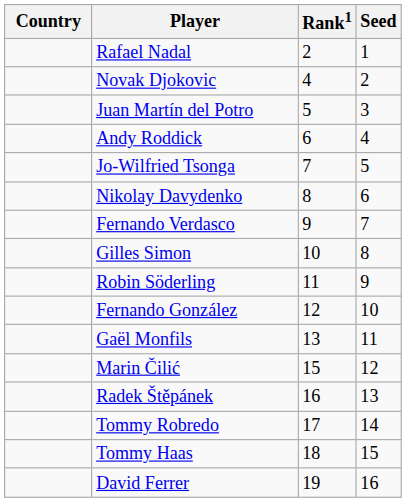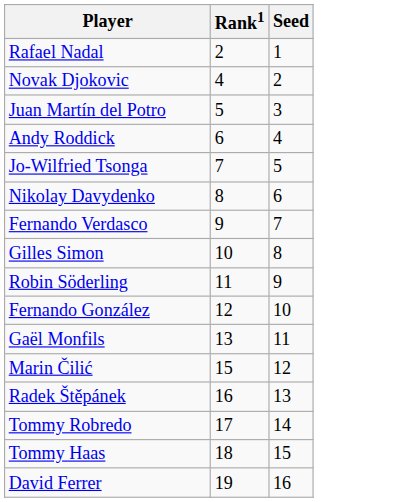- column: (48, 21)
